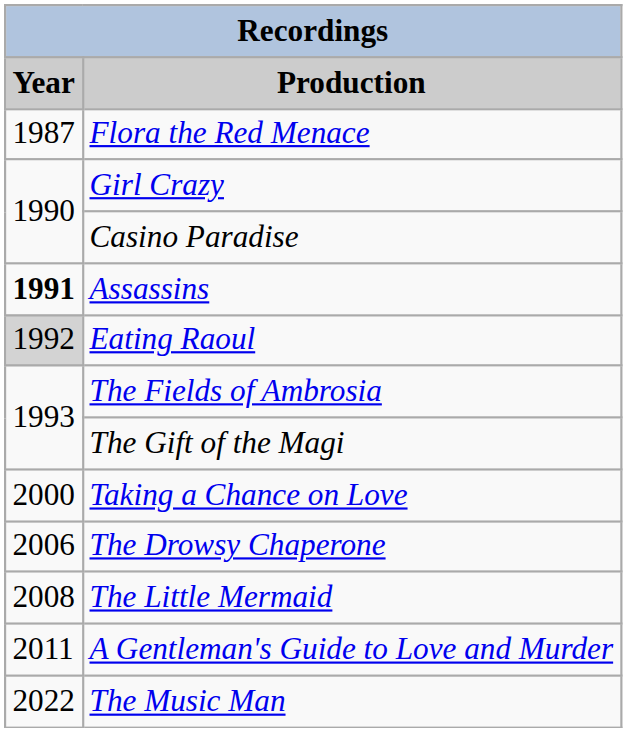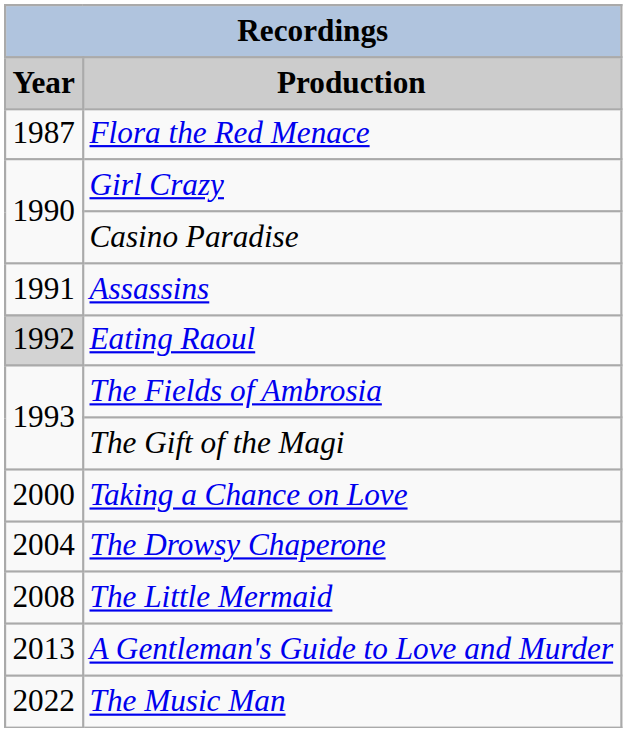(44, 288) bold -> (44, 288) normal
(44, 546) 2006 -> (44, 546) 2004
(43, 649) 2011 -> (44, 649) 2013
